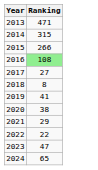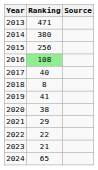+ column: (78, 11)
(44, 36) 315 -> (44, 36) 380
(44, 48) 266 -> (44, 48) 256
(44, 73) 27 -> (44, 73) 40
(44, 147) 47 -> (44, 147) 21
